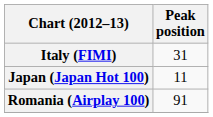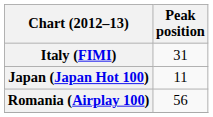(180, 100) 91 -> (180, 100) 56
